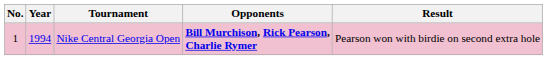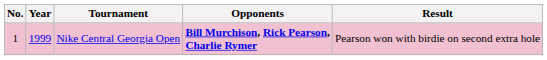(40, 39) 1994 -> (40, 39) 1999
